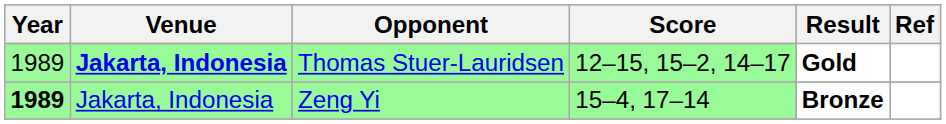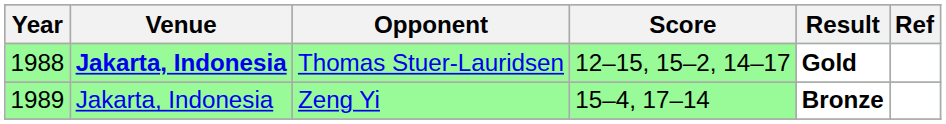(37, 63) 1989 -> (37, 63) 1988
(37, 101) bold -> (37, 101) normal
